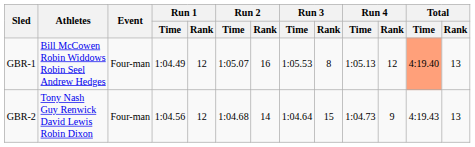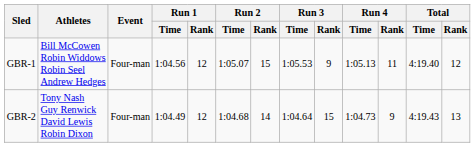(170, 64) 1:04.49 -> (170, 64) 1:04.56
(265, 64) 16 -> (265, 64) 15
(329, 64) 8 -> (329, 64) 9
(392, 64) 12 -> (392, 64) 11
(424, 64) lightsalmon background -> (424, 64) no background
(456, 64) 13 -> (456, 64) 12
(170, 116) 1:04.56 -> (170, 116) 1:04.49
